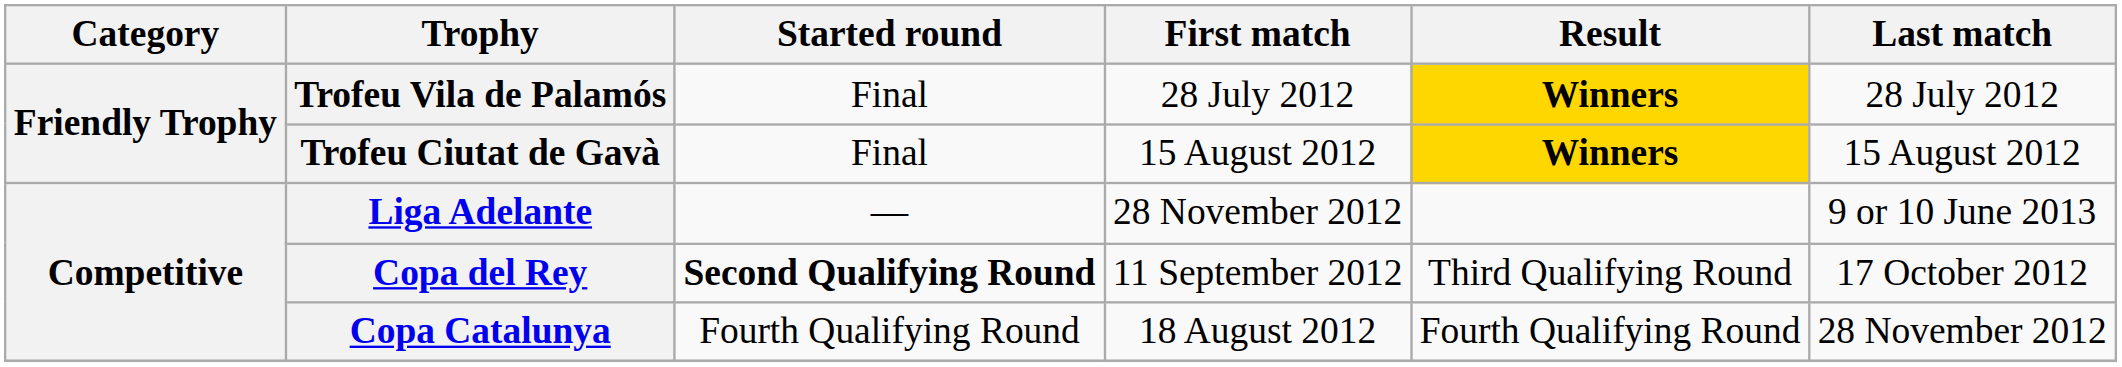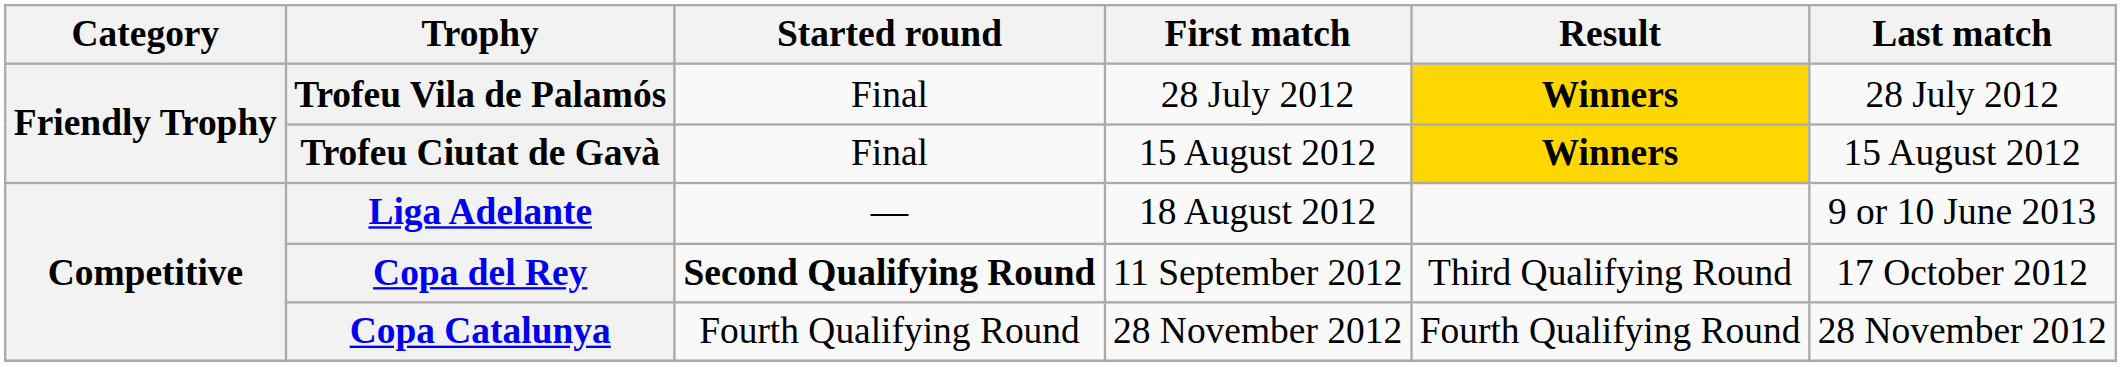(1258, 212) 28 November 2012 -> (1258, 212) 18 August 2012
(1258, 331) 18 August 2012 -> (1258, 331) 28 November 2012
